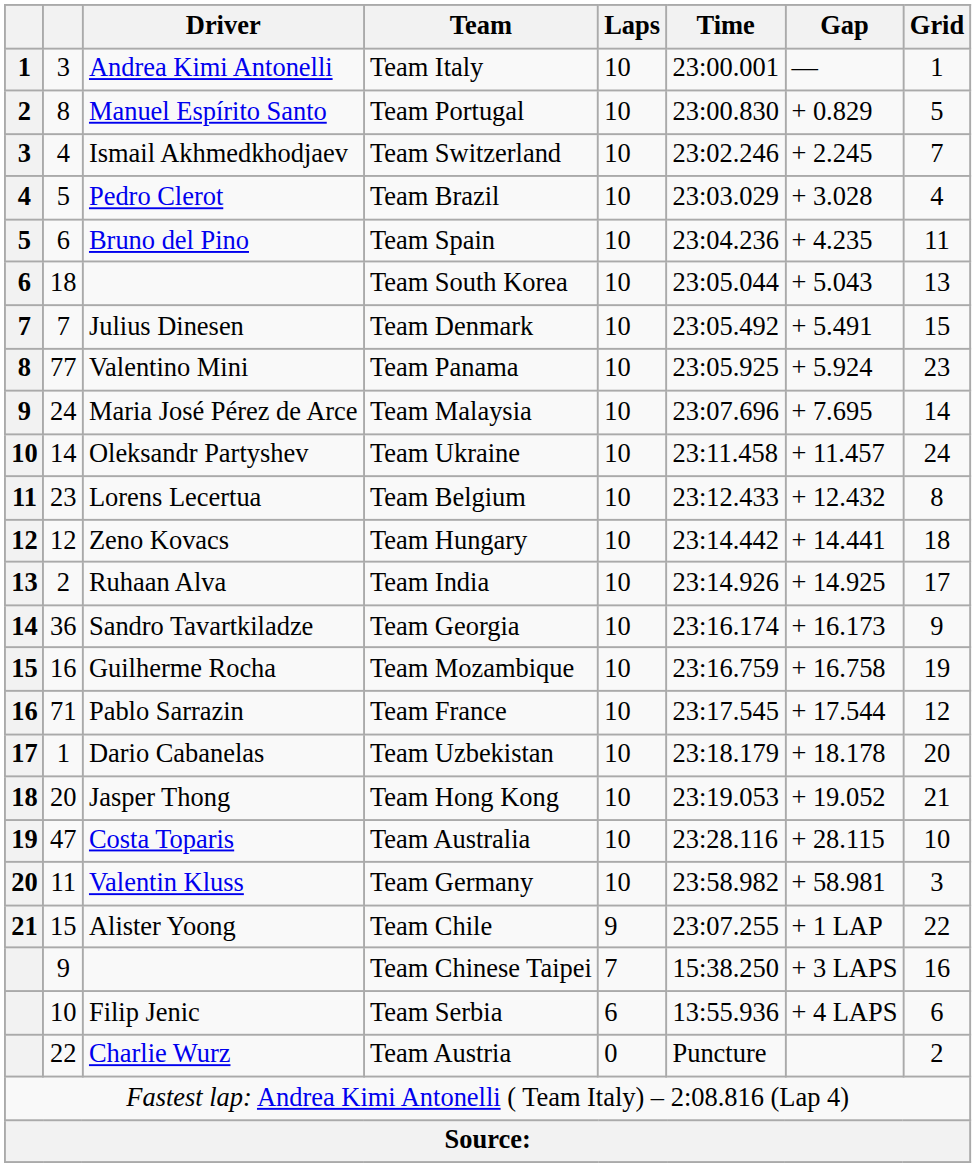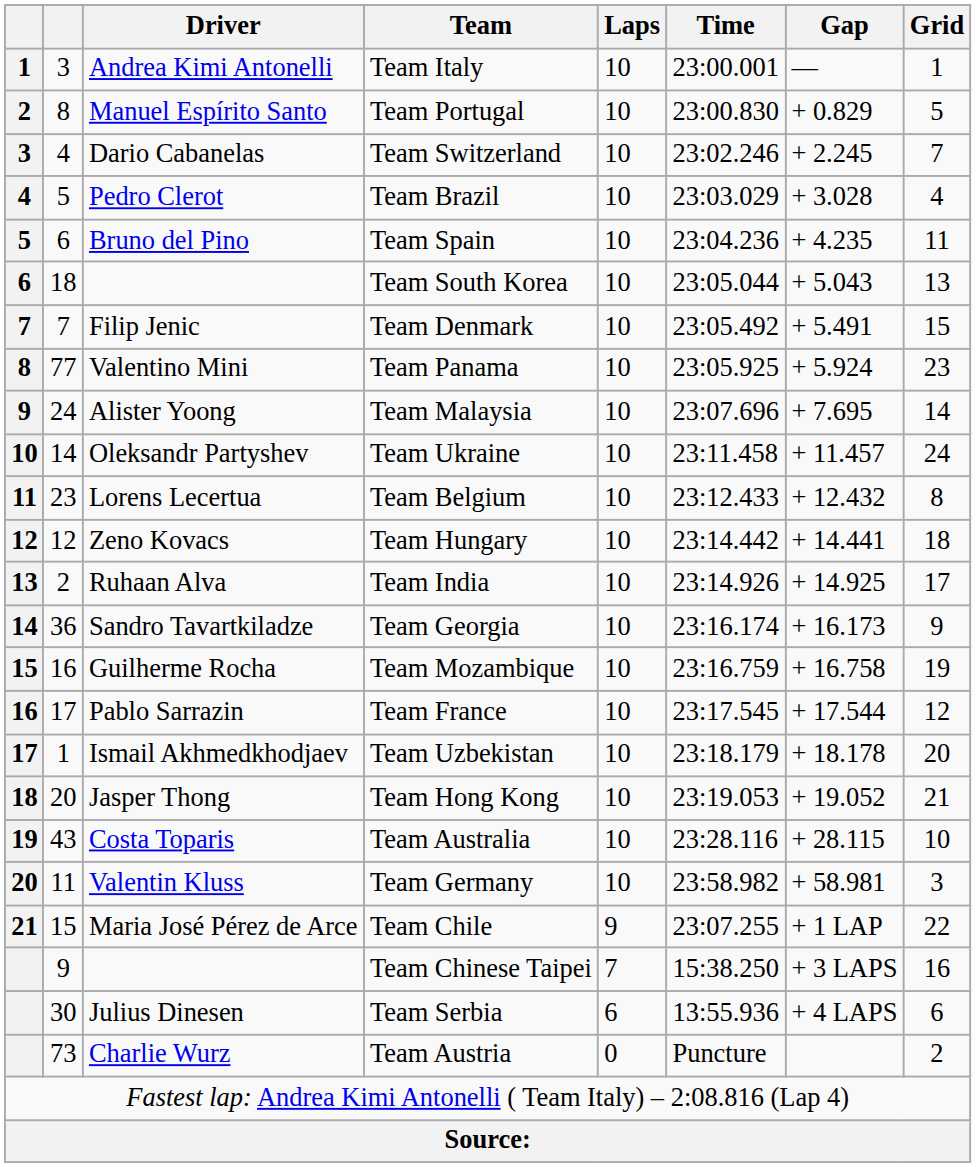(218, 154) Ismail Akhmedkhodjaev -> (177, 154) Dario Cabanelas
(166, 325) Julius Dinesen -> (144, 325) Filip Jenic
(223, 411) Maria José Pérez de Arce -> (162, 411) Alister Yoong
(63, 711) 71 -> (63, 711) 17
(177, 754) Dario Cabanelas -> (218, 754) Ismail Akhmedkhodjaev
(63, 840) 47 -> (63, 840) 43
(162, 926) Alister Yoong -> (223, 926) Maria José Pérez de Arce
(63, 1011) 10 -> (63, 1011) 30
(144, 1011) Filip Jenic -> (166, 1011) Julius Dinesen
(63, 1054) 22 -> (63, 1054) 73
